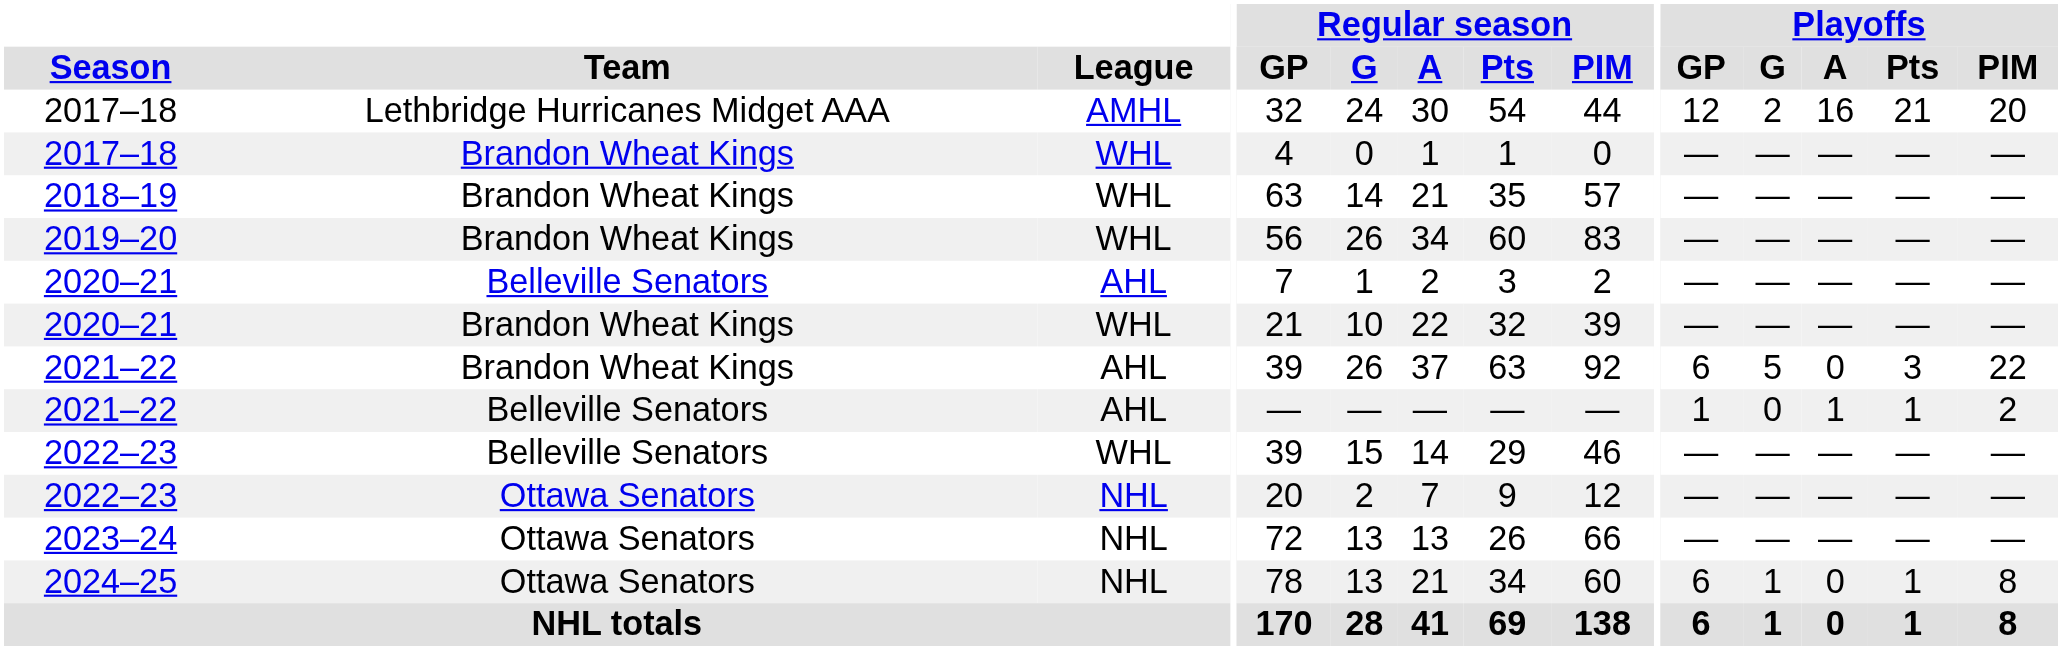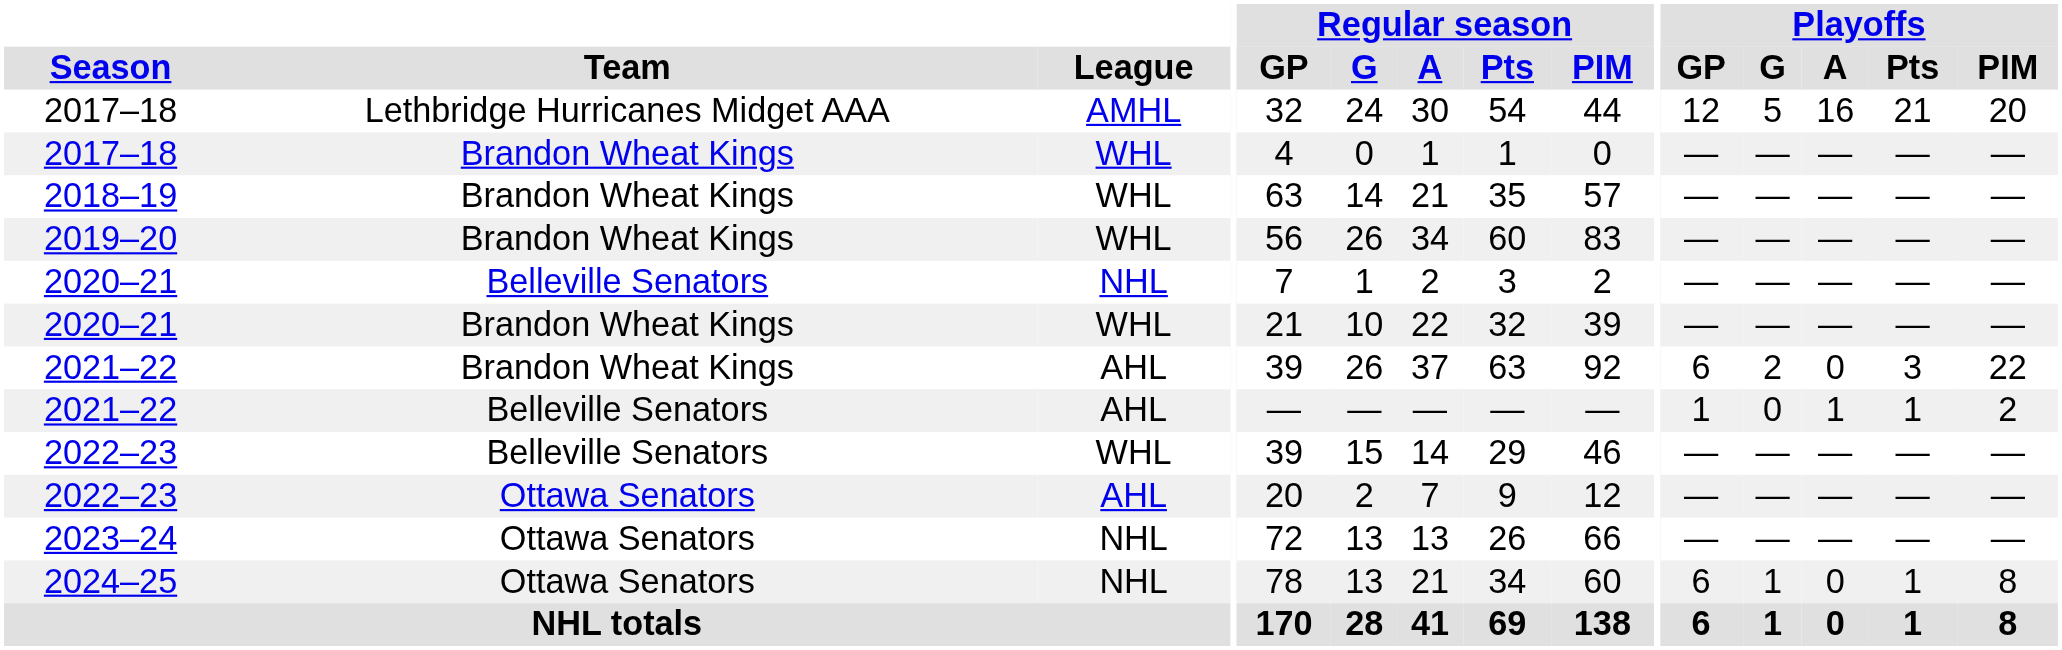(1773, 110) 2 -> (1773, 110) 5
(1134, 281) AHL -> (1134, 281) NHL
(1773, 367) 5 -> (1773, 367) 2
(1134, 495) NHL -> (1134, 495) AHL
